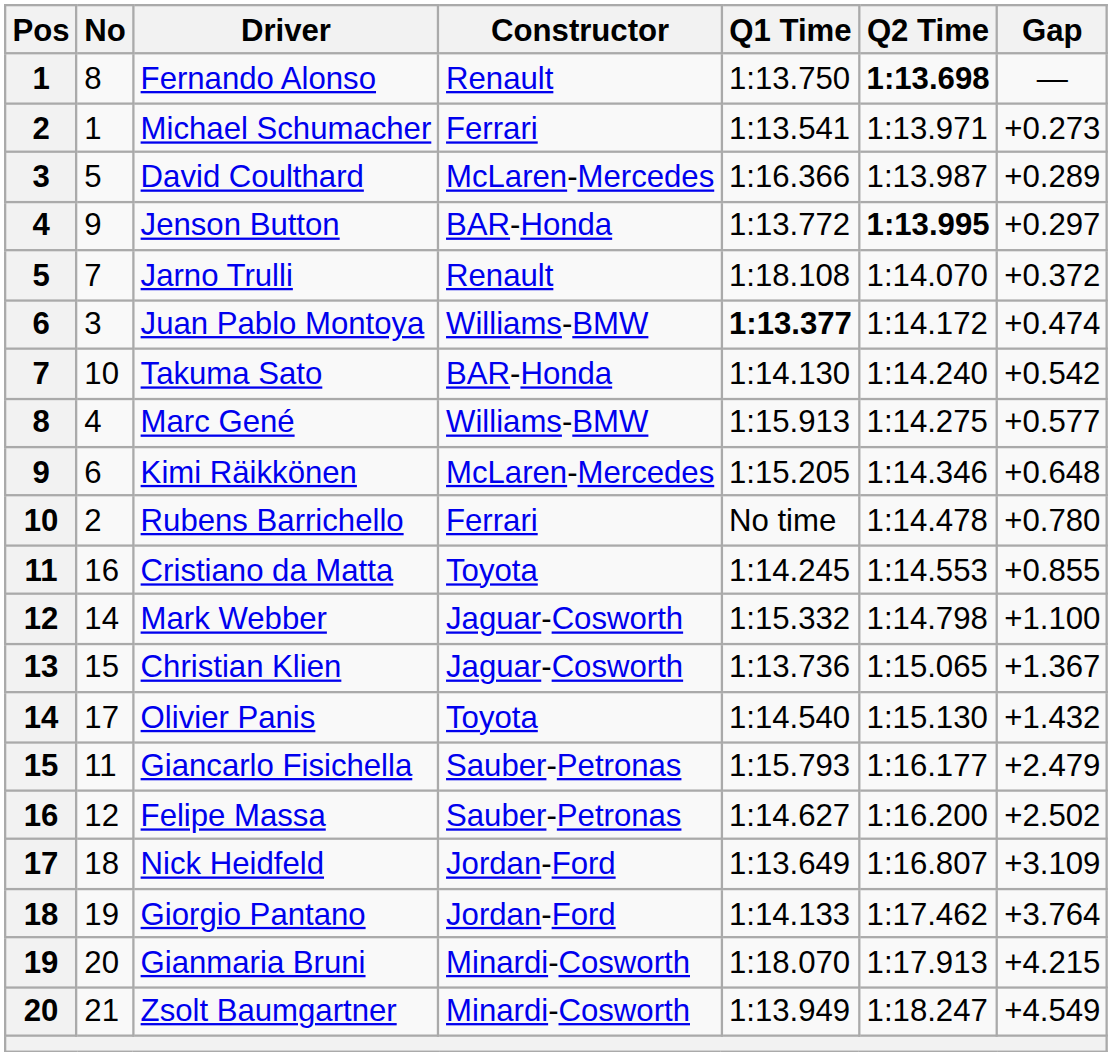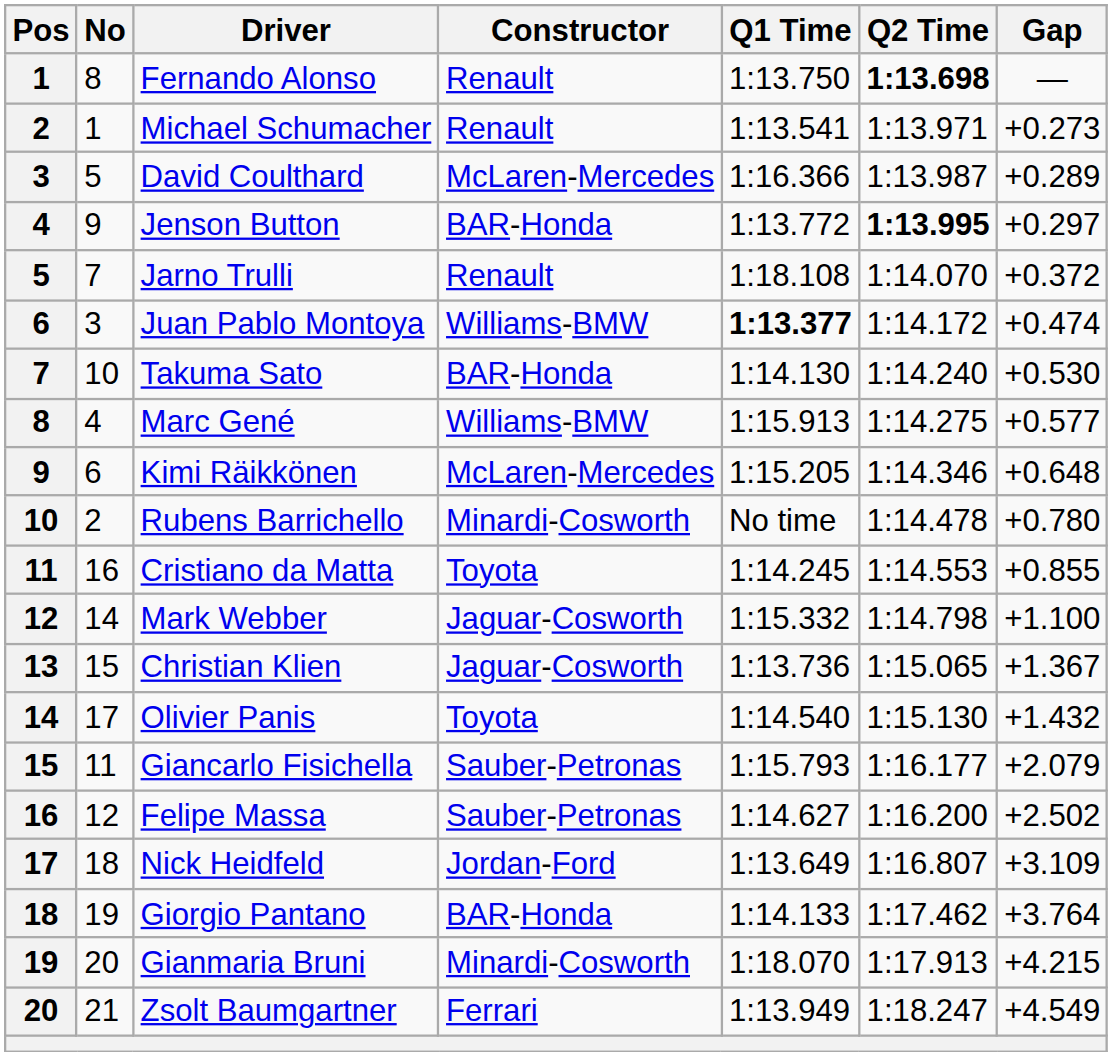(492, 127) Ferrari -> (500, 127) Renault
(1052, 373) +0.542 -> (1052, 373) +0.530
(492, 520) Ferrari -> (568, 520) Minardi-Cosworth
(1052, 766) +2.479 -> (1052, 766) +2.079
(531, 913) Jordan-Ford -> (529, 913) BAR-Honda
(568, 1011) Minardi-Cosworth -> (492, 1011) Ferrari
